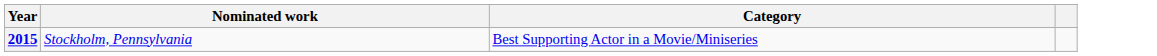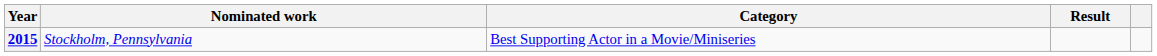+ column: (1090, 16)
